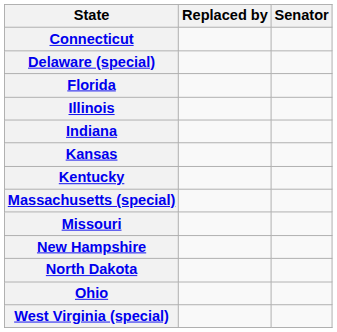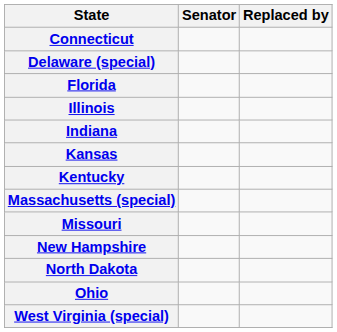columns swapped: (302, 16) <-> (225, 16)
